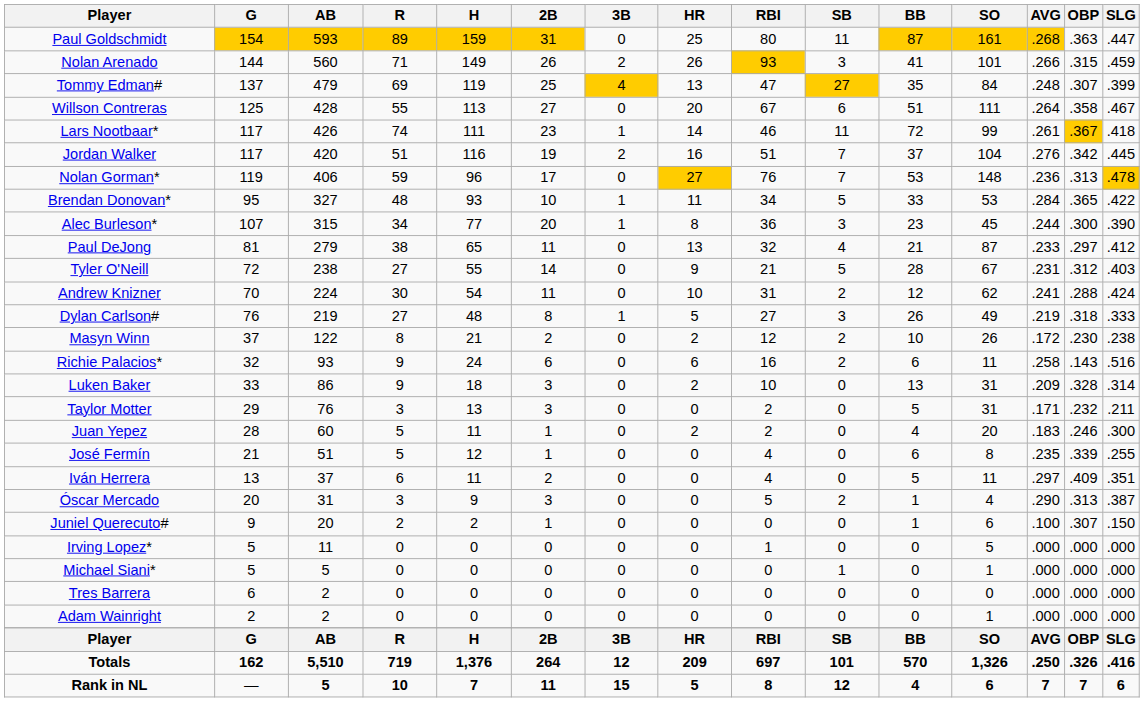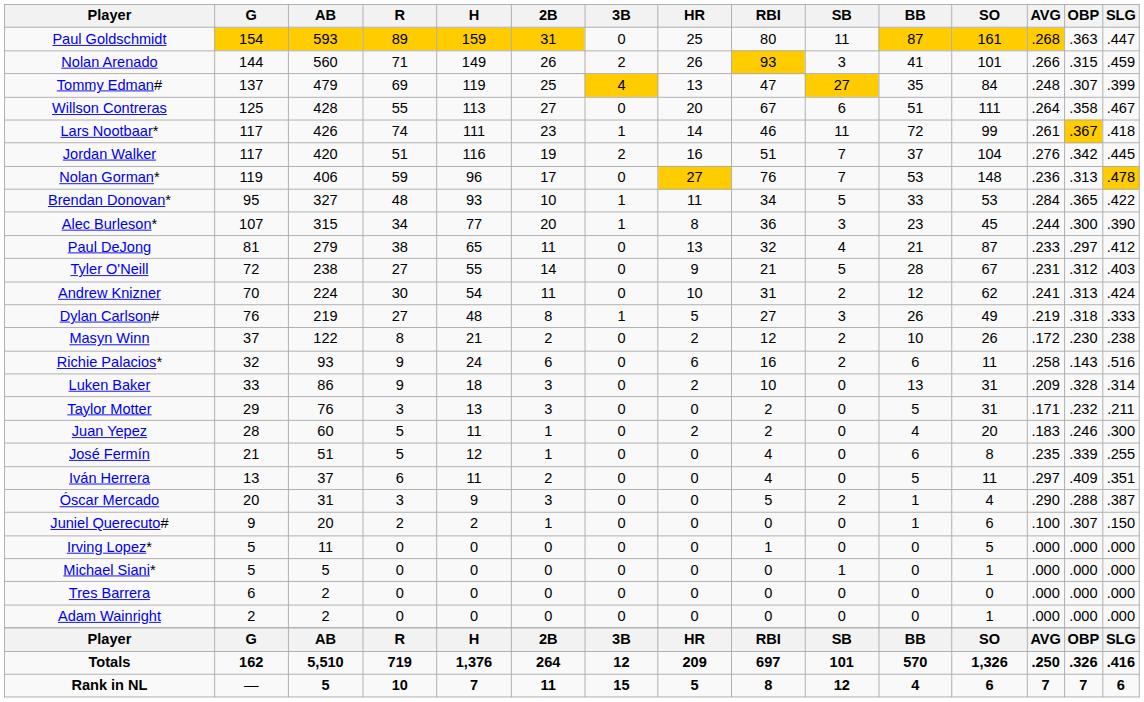(1083, 293) .288 -> (1083, 293) .313
(1083, 500) .313 -> (1083, 500) .288
